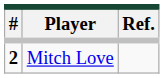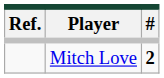columns swapped: (13, 23) <-> (139, 23)
